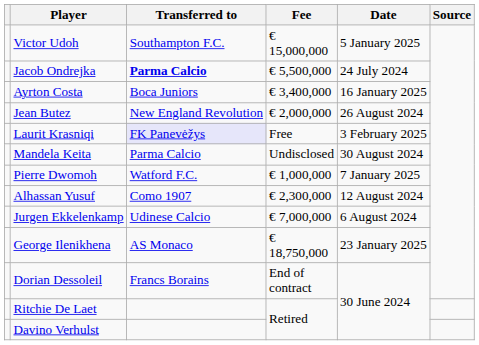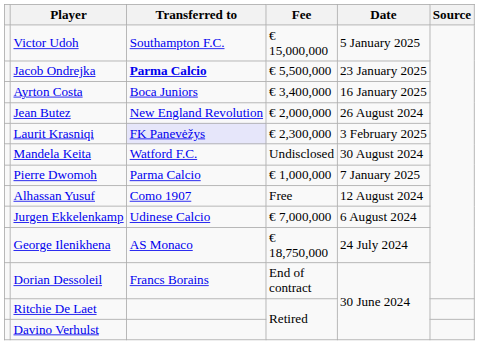(374, 71) 24 July 2024 -> (383, 71) 23 January 2025
(281, 133) Free -> (300, 133) € 2,300,000
(165, 154) Parma Calcio -> (163, 154) Watford F.C.
(163, 175) Watford F.C. -> (165, 175) Parma Calcio
(300, 196) € 2,300,000 -> (281, 196) Free
(383, 245) 23 January 2025 -> (374, 245) 24 July 2024
